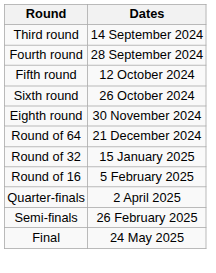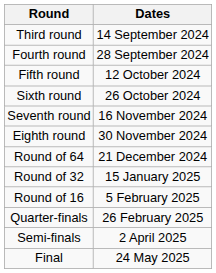+ row: (49, 116)
(147, 197) 2 April 2025 -> (153, 217) 26 February 2025
(147, 217) 26 February 2025 -> (153, 237) 2 April 2025
